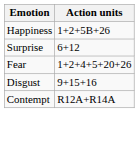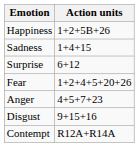+ row: (24, 47)
+ row: (20, 99)
